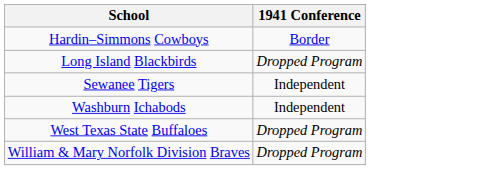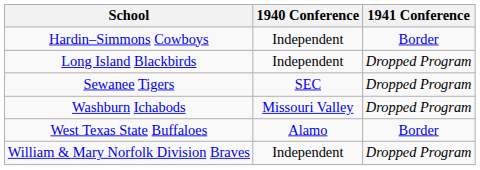+ column: (308, 15)
(309, 84) Independent -> (419, 84) Dropped Program
(309, 107) Independent -> (419, 107) Dropped Program
(309, 130) Dropped Program -> (419, 130) Border
